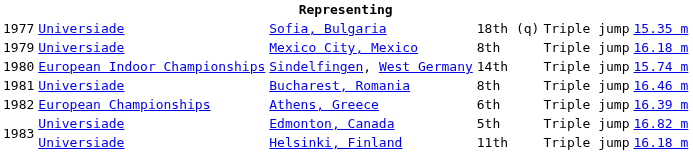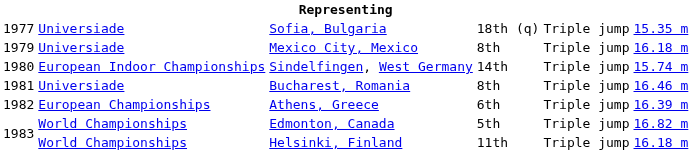(81, 124) Universiade -> (113, 124) World Championships
(81, 142) Universiade -> (113, 142) World Championships
